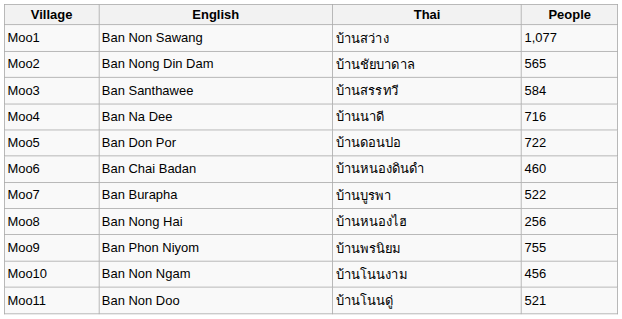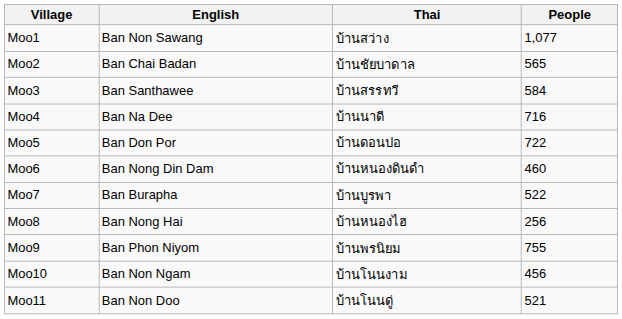(158, 64) Ban Nong Din Dam -> (149, 64) Ban Chai Badan
(149, 169) Ban Chai Badan -> (158, 169) Ban Nong Din Dam
